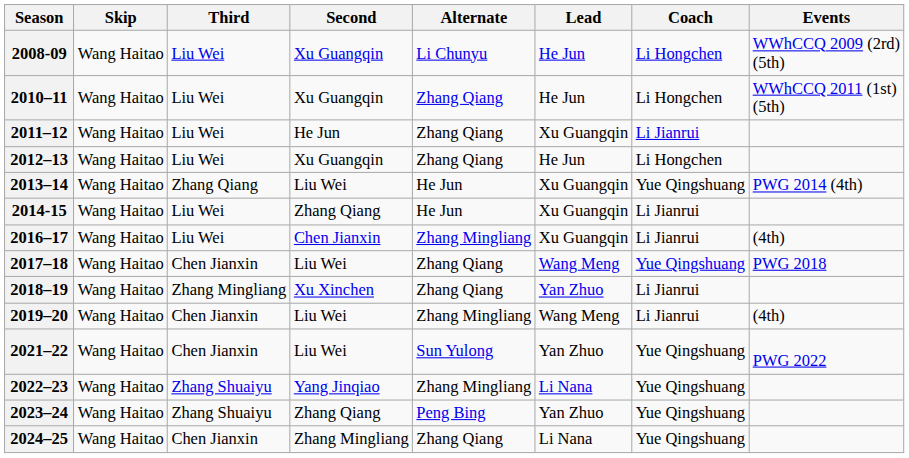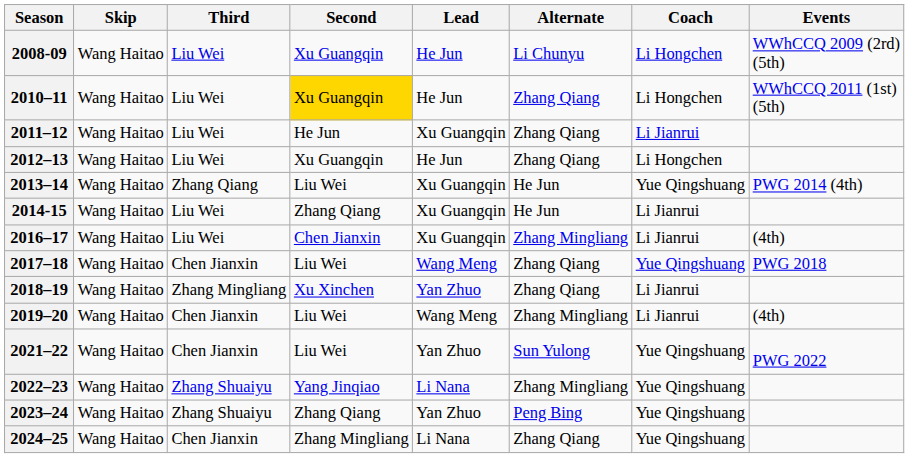columns swapped: (583, 17) <-> (474, 17)
(339, 97) no background -> (339, 97) gold background
